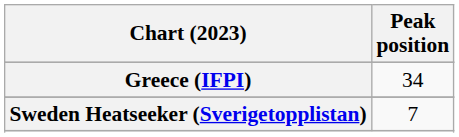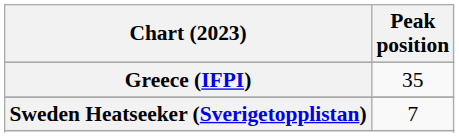(413, 79) 34 -> (413, 79) 35
